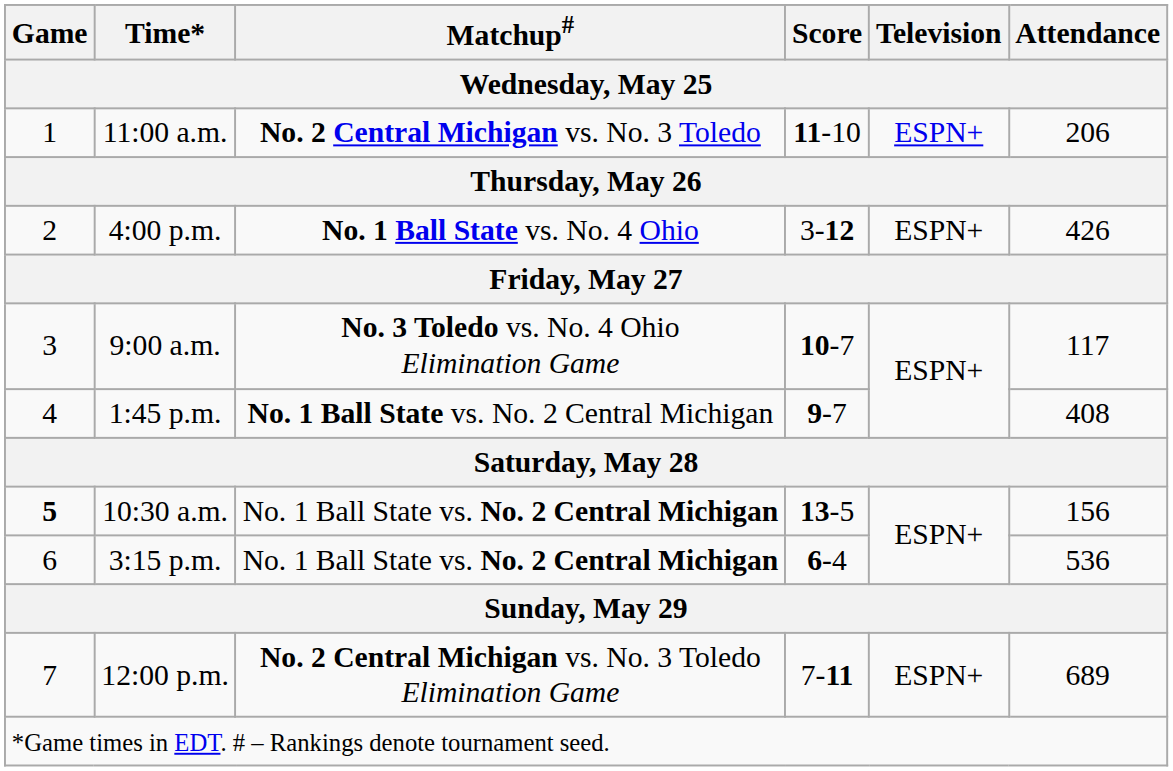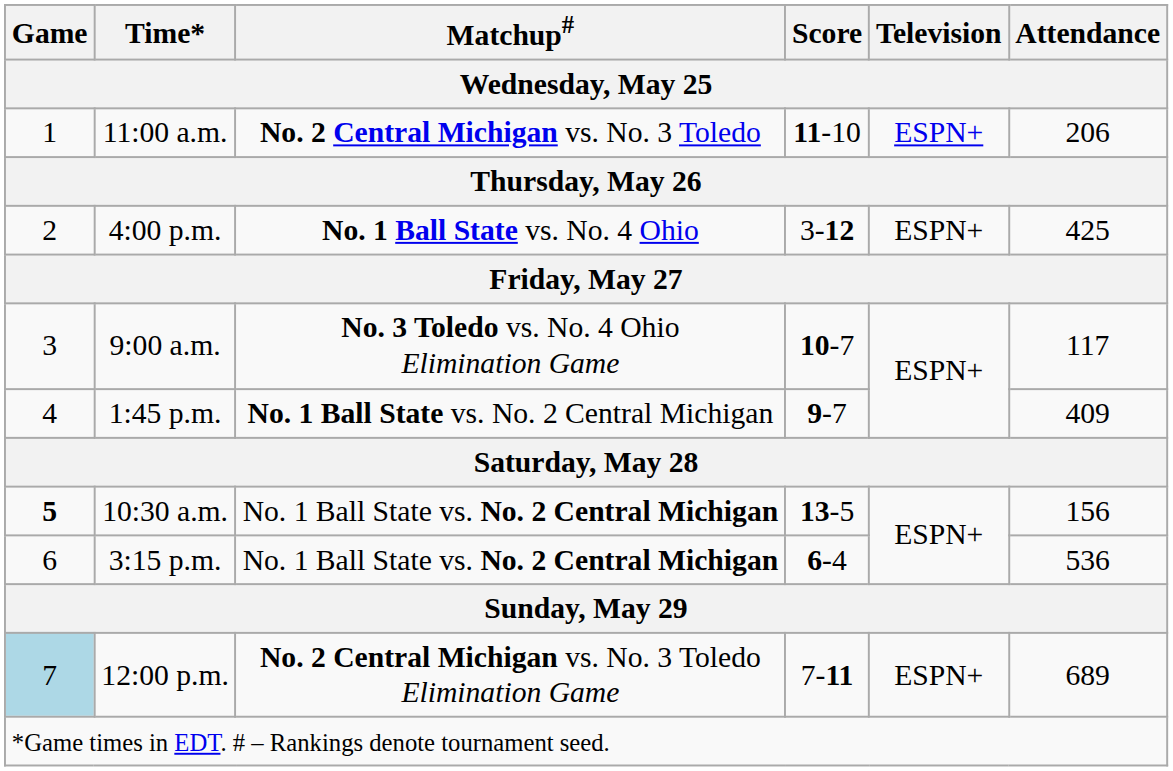(1088, 230) 426 -> (1088, 230) 425
(1088, 412) 408 -> (1088, 412) 409
(50, 674) no background -> (50, 674) lightblue background
